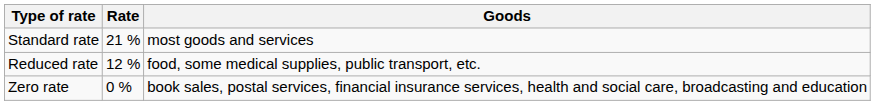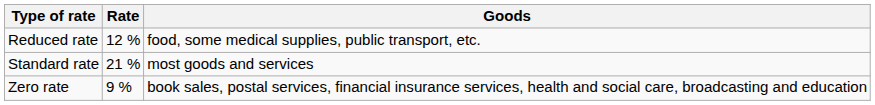rows swapped: (54, 40) <-> (53, 64)
(119, 87) 0 % -> (119, 87) 9 %
